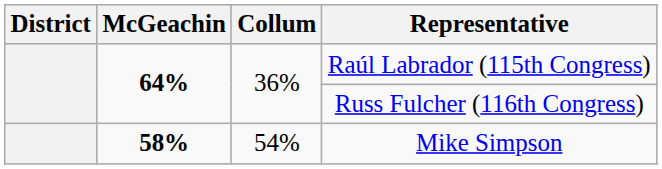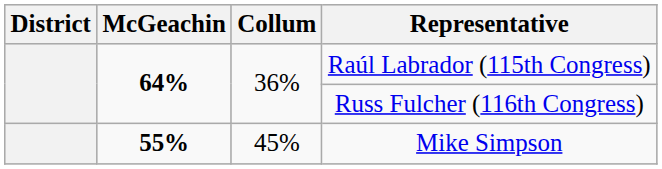(164, 143) 58% -> (164, 143) 55%
(277, 143) 54% -> (277, 143) 45%
